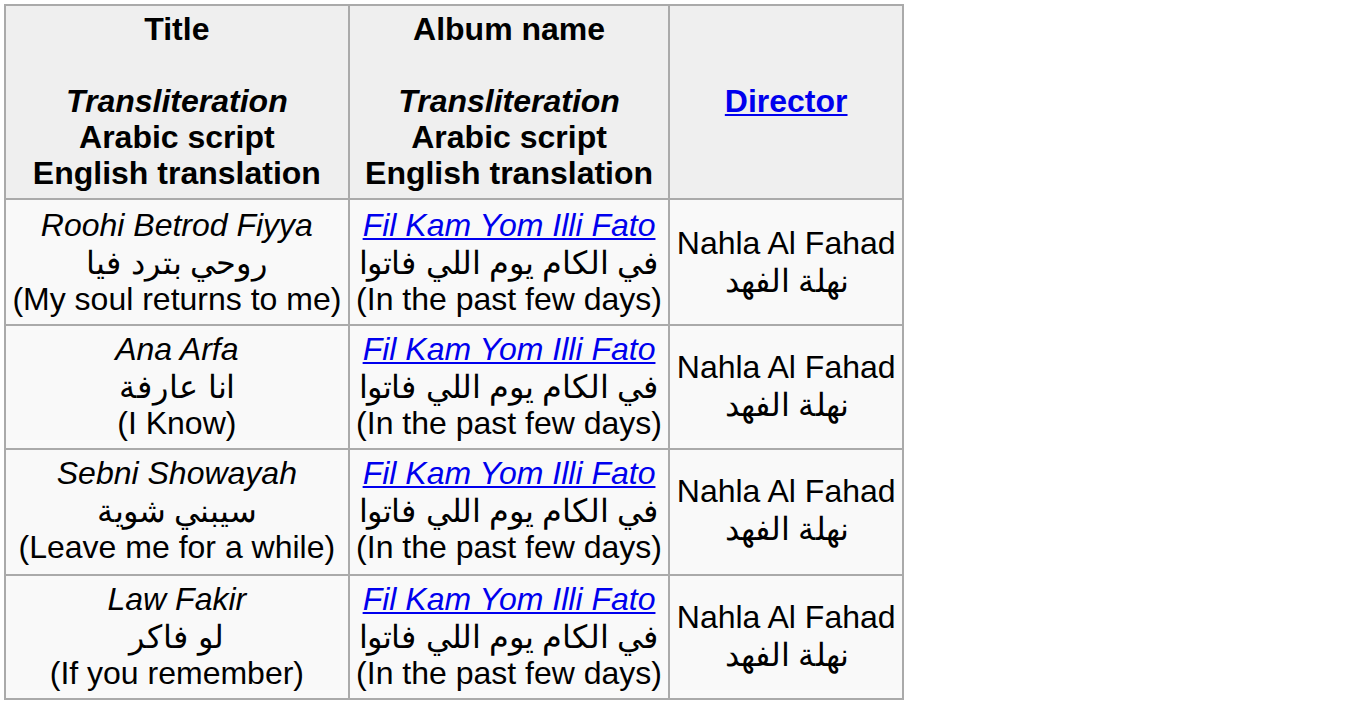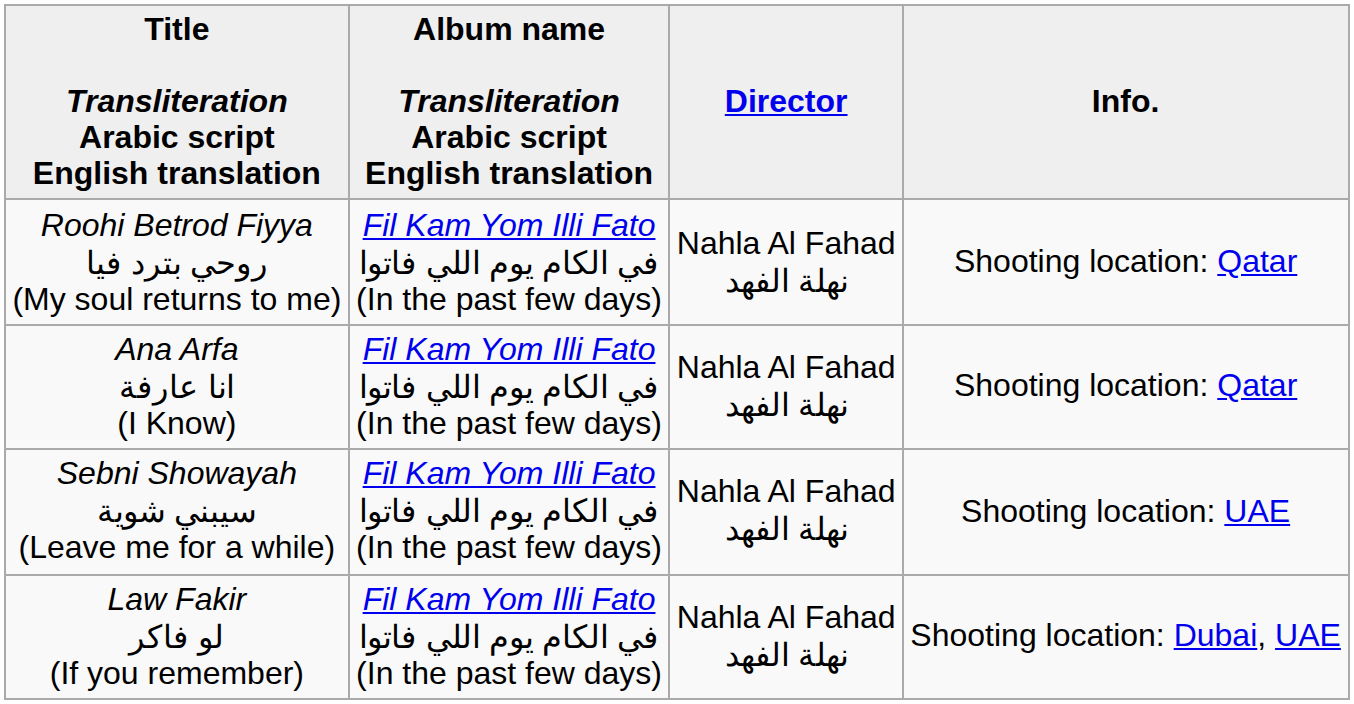+ column: (1126, 101)
